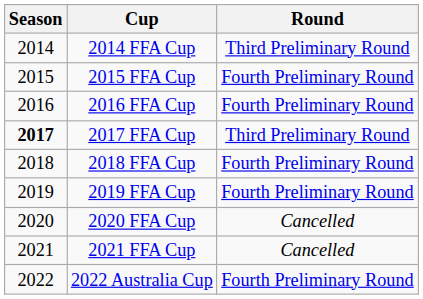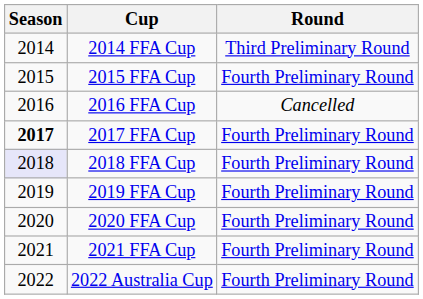(317, 105) Fourth Preliminary Round -> (317, 105) Cancelled
(317, 134) Third Preliminary Round -> (317, 134) Fourth Preliminary Round
(36, 163) no background -> (36, 163) lavender background
(317, 221) Cancelled -> (317, 221) Fourth Preliminary Round
(317, 250) Cancelled -> (317, 250) Fourth Preliminary Round
